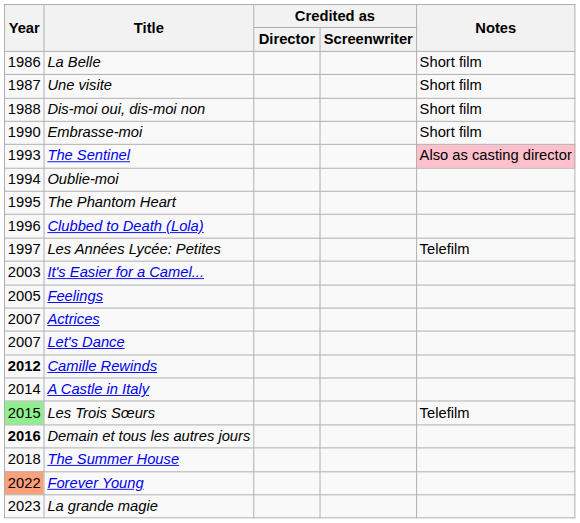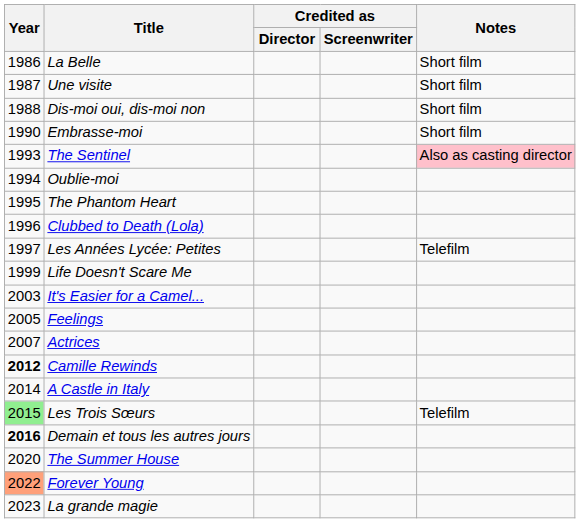+ row: (120, 272)
- row: (86, 343)
(24, 459) 2018 -> (24, 459) 2020
